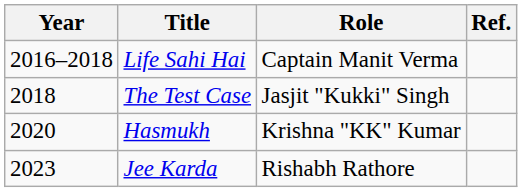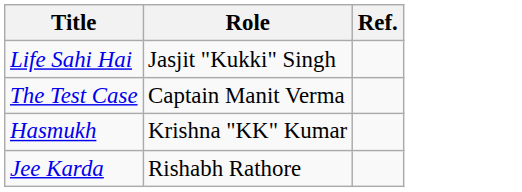- column: (61, 22)
(360, 58) Captain Manit Verma -> (242, 58) Jasjit "Kukki" Singh
(355, 95) Jasjit "Kukki" Singh -> (246, 95) Captain Manit Verma
